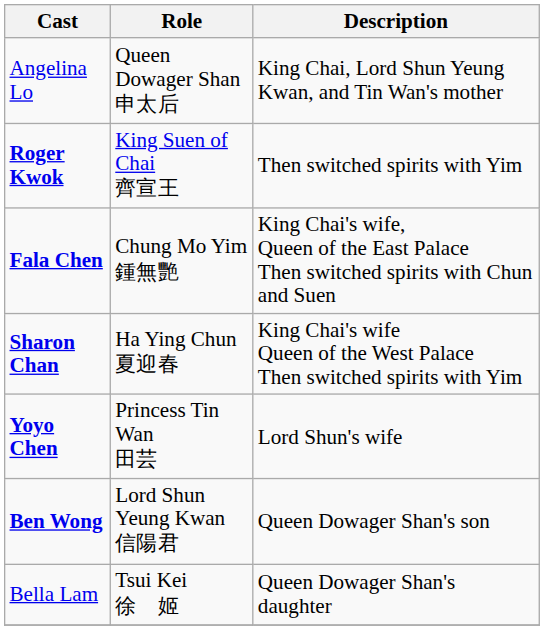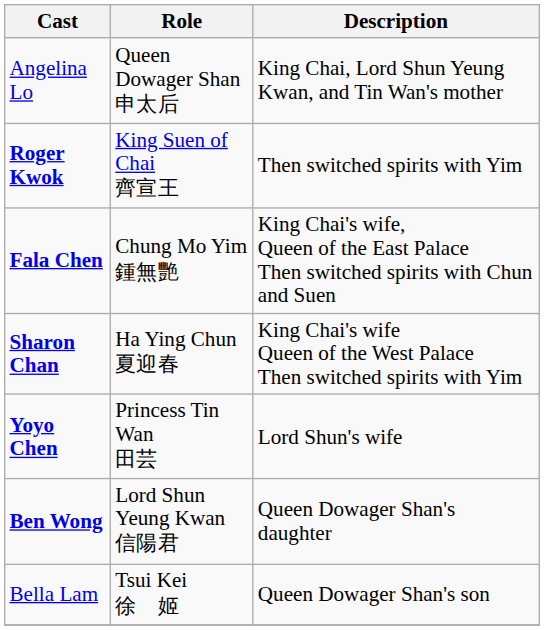(374, 521) Queen Dowager Shan's son -> (357, 521) Queen Dowager Shan's daughter
(357, 594) Queen Dowager Shan's daughter -> (374, 594) Queen Dowager Shan's son
